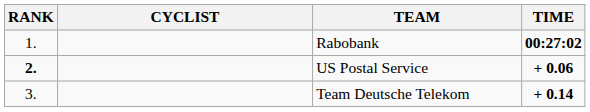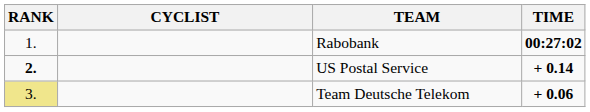(553, 68) + 0.06 -> (553, 68) + 0.14
(31, 94) no background -> (31, 94) khaki background
(553, 94) + 0.14 -> (553, 94) + 0.06
